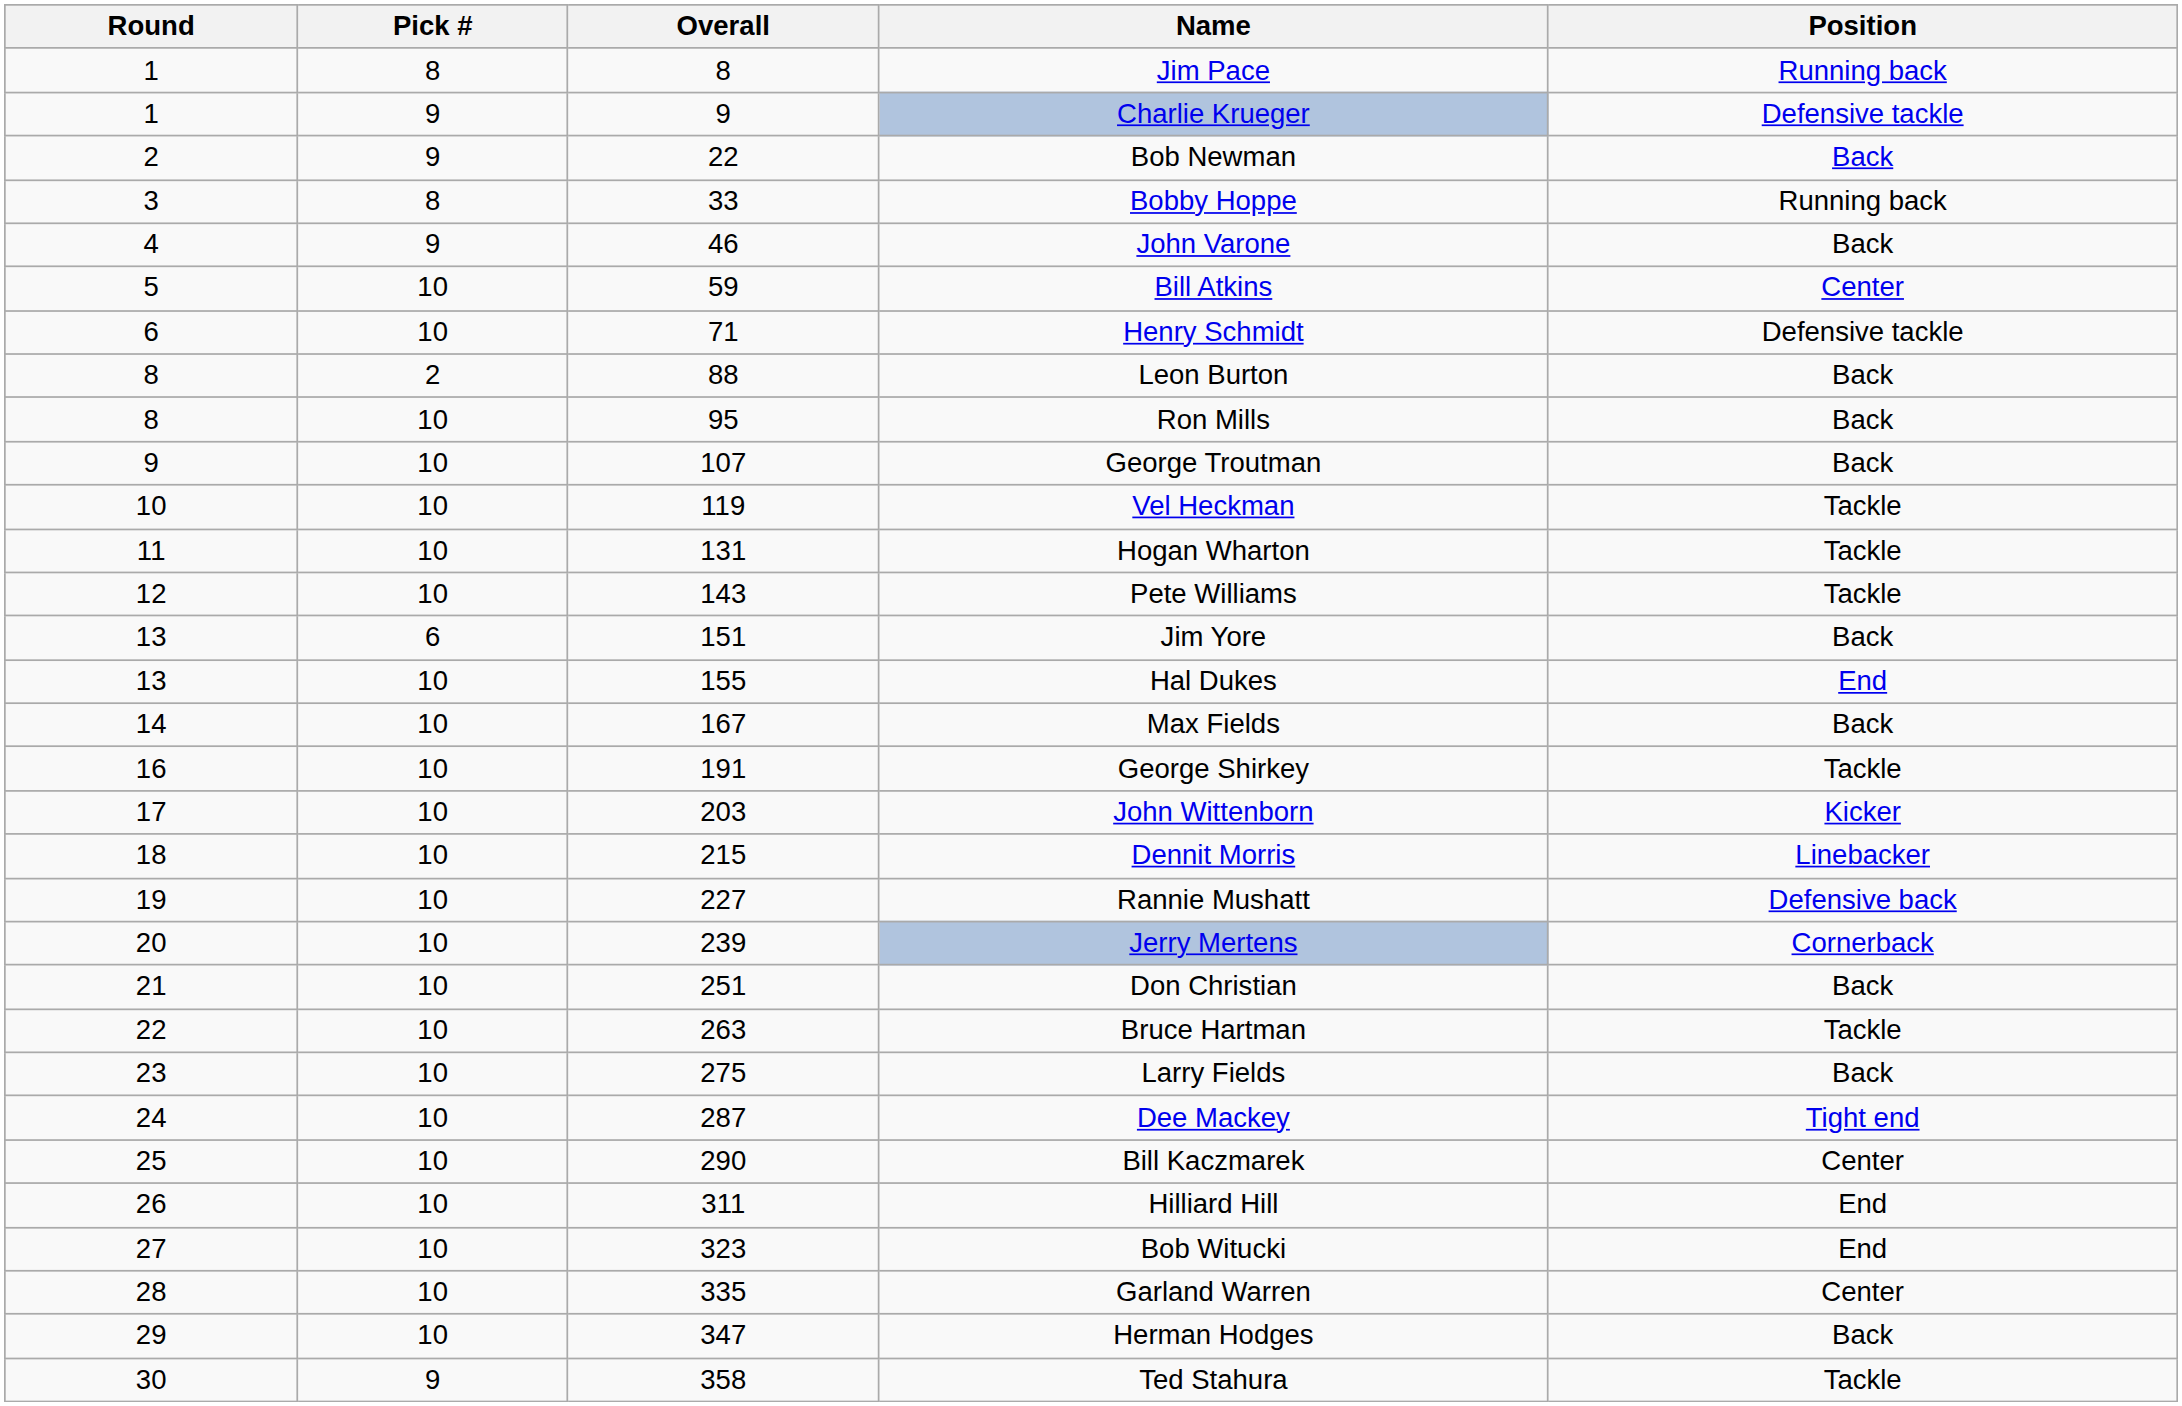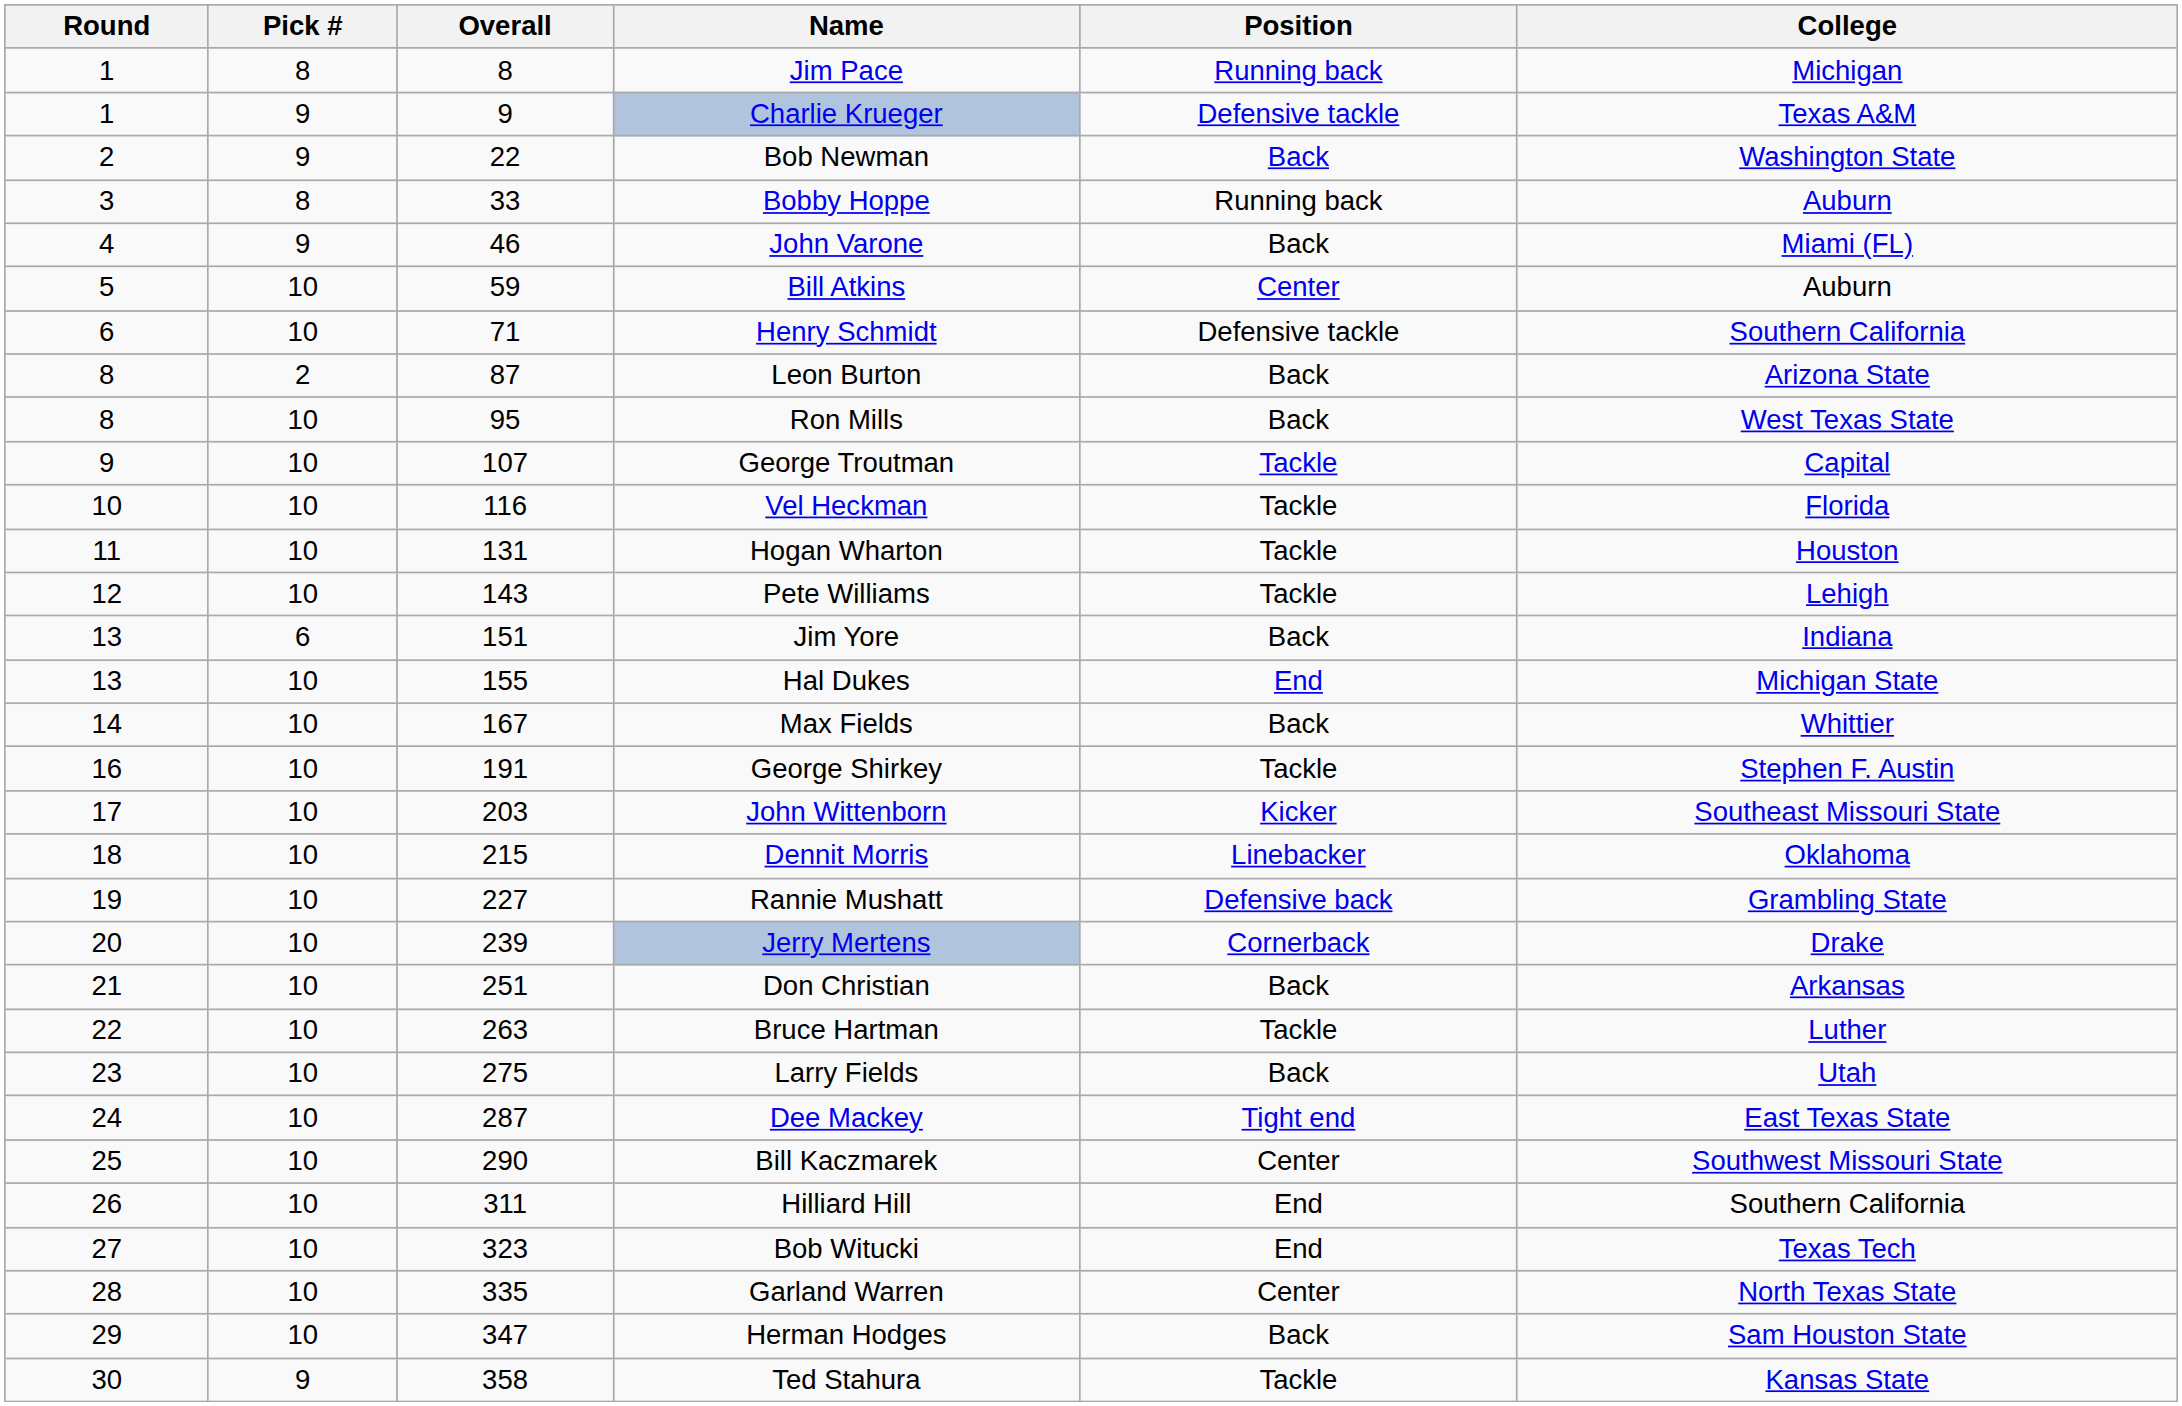+ column: (1847, 26)
(723, 375) 88 -> (505, 375) 87
(1863, 462) Back -> (1298, 462) Tackle
(723, 506) 119 -> (505, 506) 116
